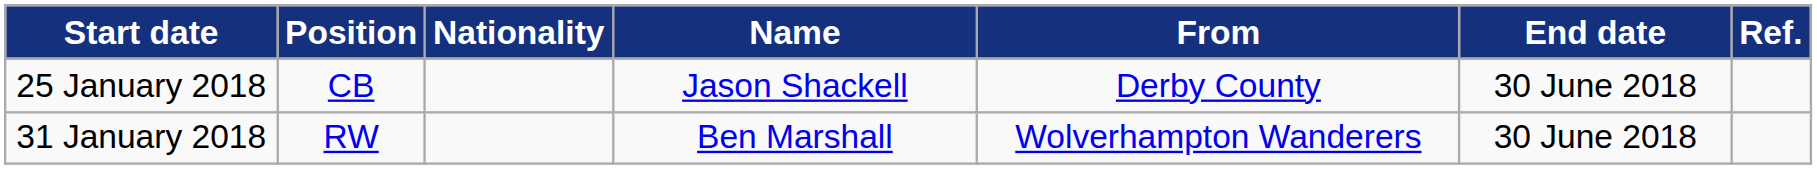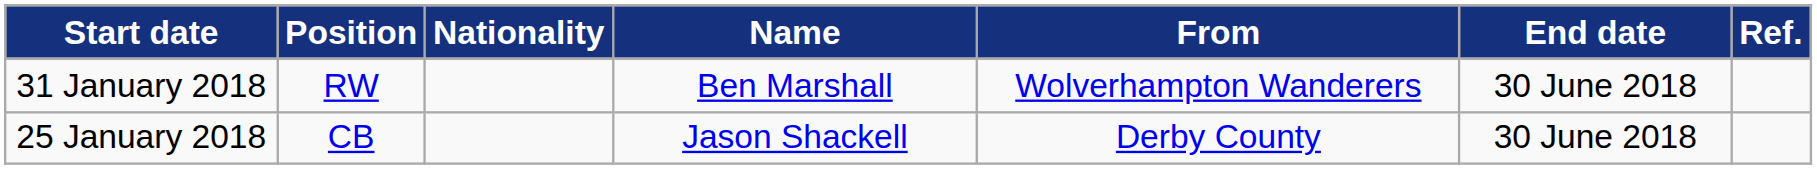rows swapped: (141, 85) <-> (141, 138)
